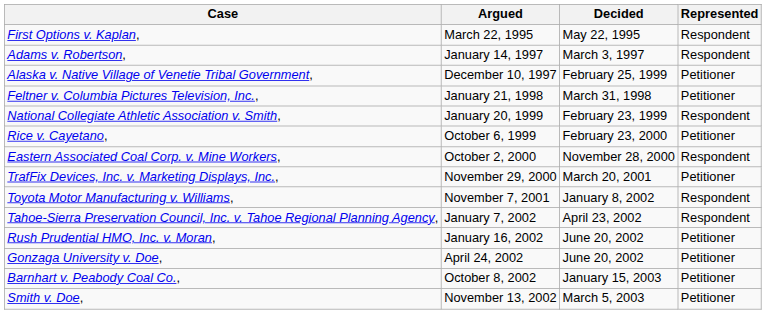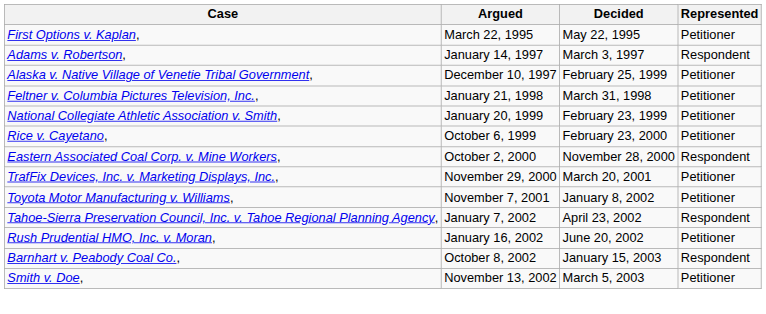(715, 34) Respondent -> (708, 34) Petitioner
(715, 116) Respondent -> (708, 116) Petitioner
(715, 197) Respondent -> (708, 197) Petitioner
- row: (85, 258)
(708, 278) Petitioner -> (715, 258) Respondent
